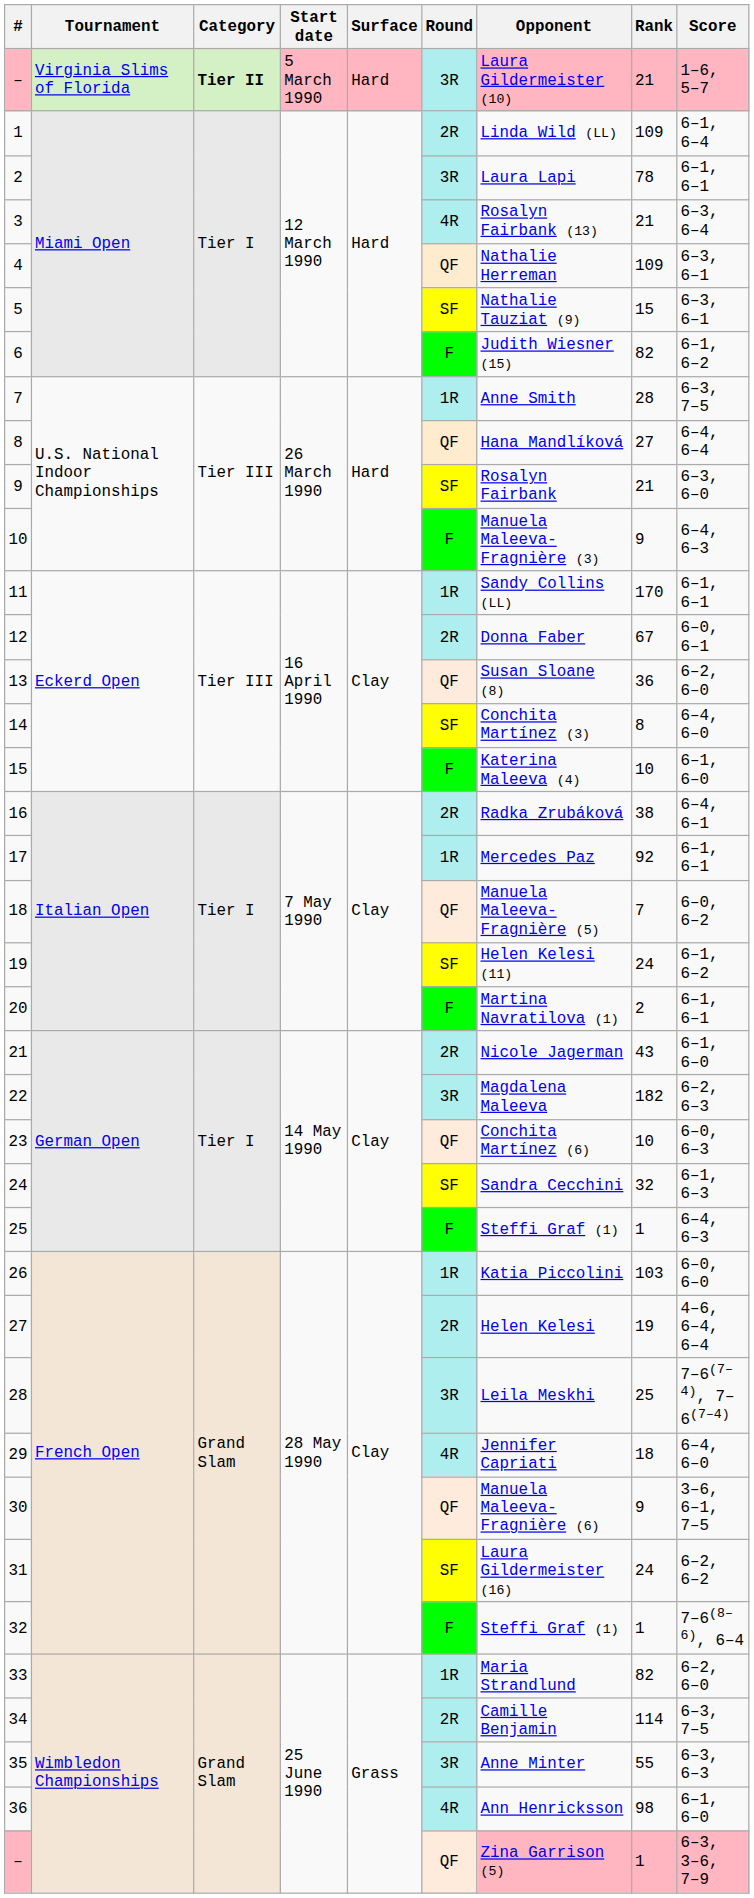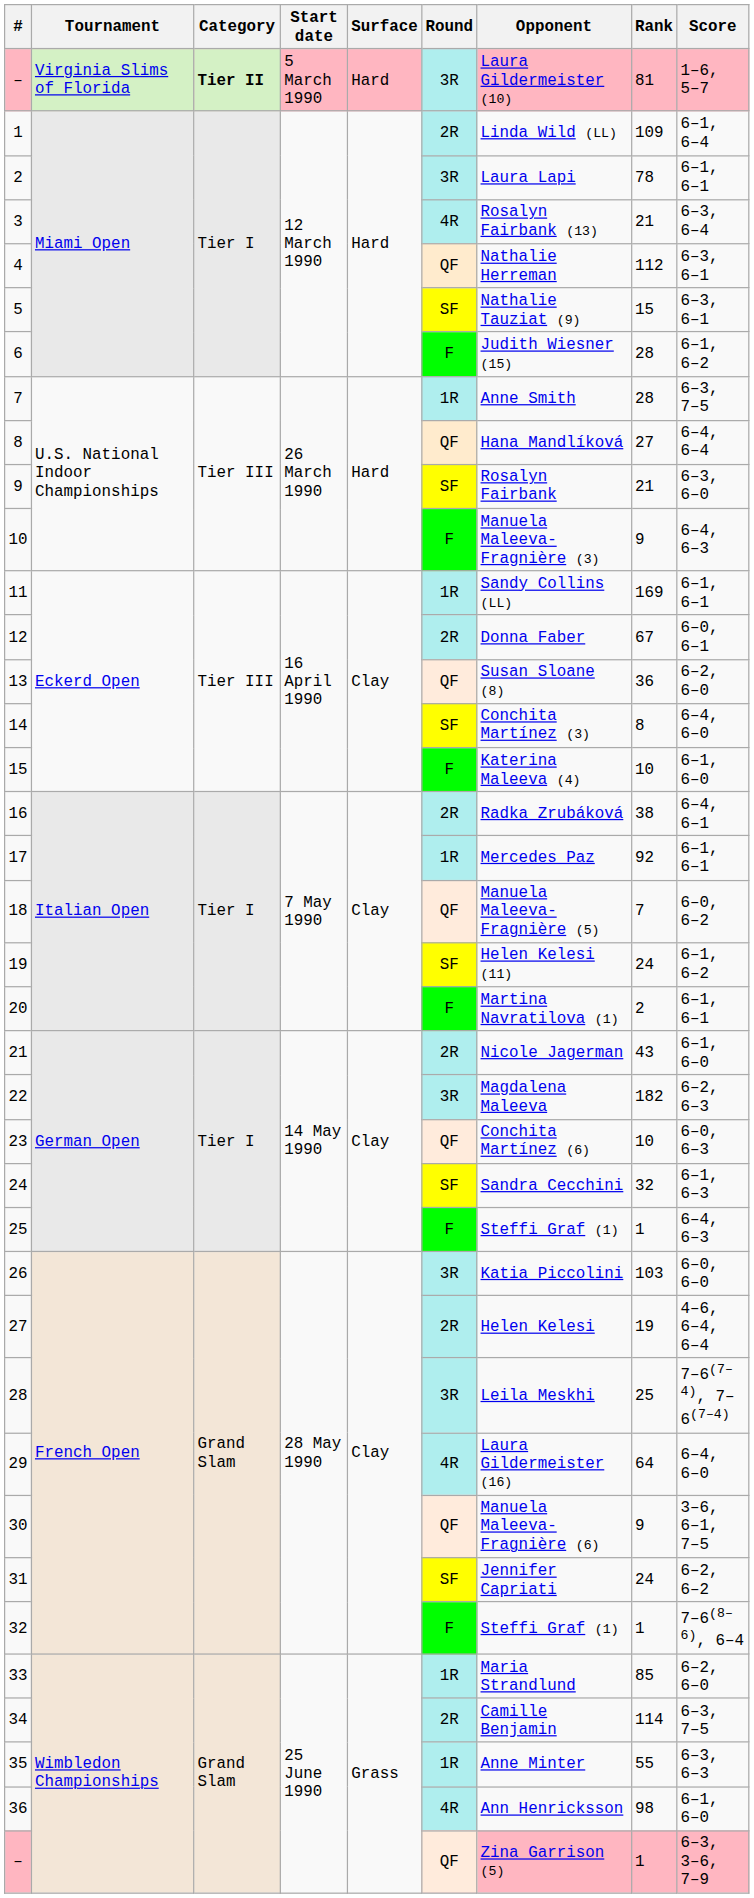(644, 80) 21 -> (644, 80) 81
(649, 266) 109 -> (649, 266) 112
(644, 354) 82 -> (644, 354) 28
(649, 593) 170 -> (649, 593) 169
(449, 1274) 1R -> (449, 1274) 3R
(519, 1455) Jennifer Capriati -> (542, 1463) Laura Gildermeister (16)
(644, 1455) 18 -> (644, 1464) 64
(542, 1570) Laura Gildermeister (16) -> (519, 1580) Jennifer Capriati
(644, 1676) 82 -> (644, 1676) 85
(449, 1764) 3R -> (449, 1764) 1R
